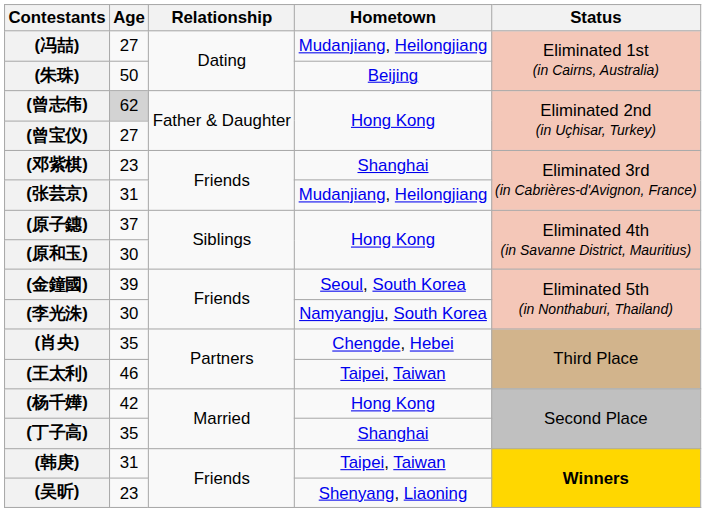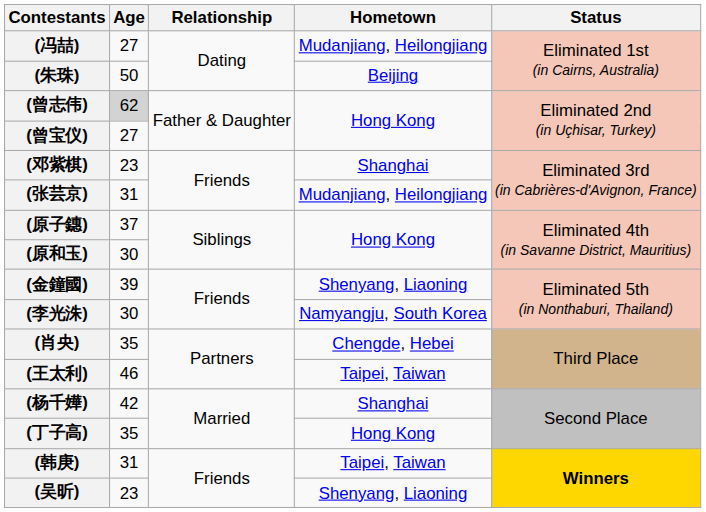(393, 284) Seoul, South Korea -> (393, 284) Shenyang, Liaoning
(393, 403) Hong Kong -> (393, 403) Shanghai
(393, 433) Shanghai -> (393, 433) Hong Kong
